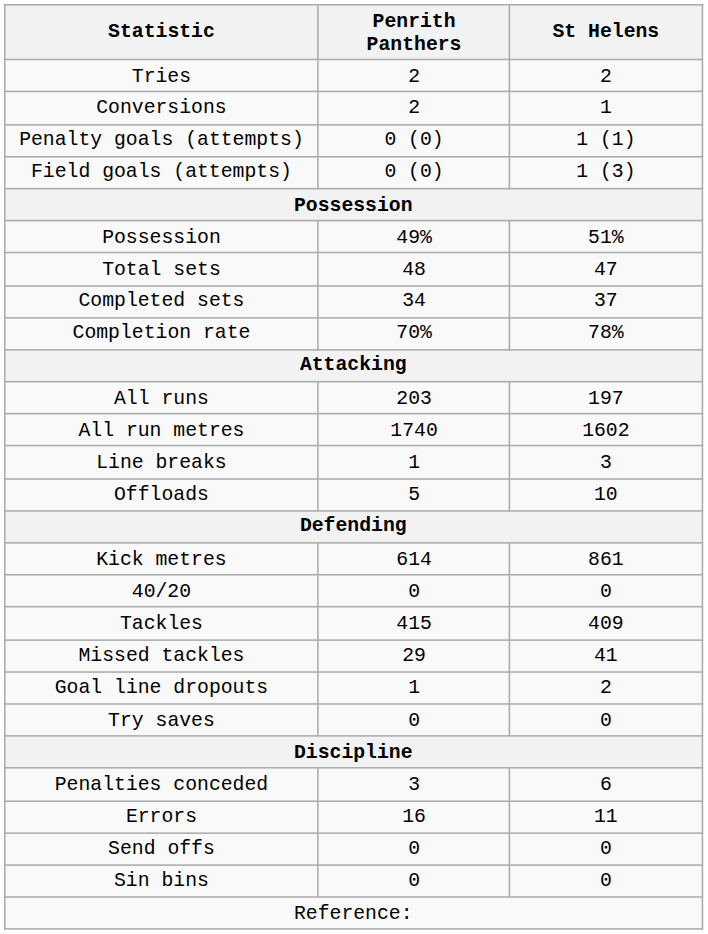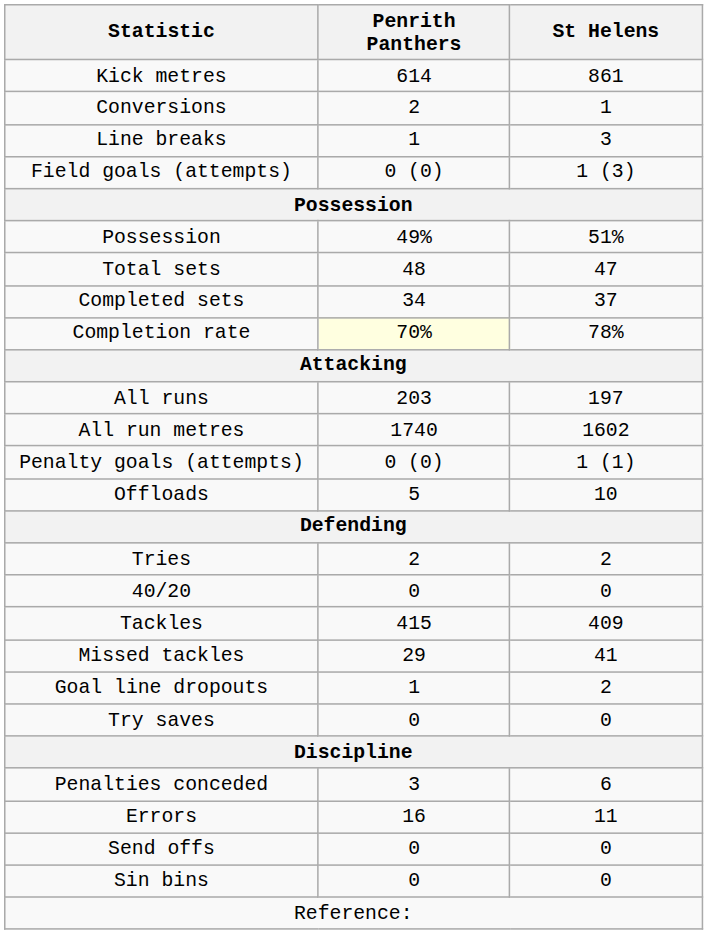rows swapped: (161, 76) <-> (161, 559)
rows swapped: (161, 140) <-> (161, 462)
(414, 334) no background -> (414, 334) lightyellow background
